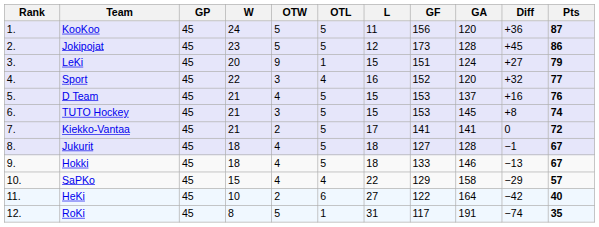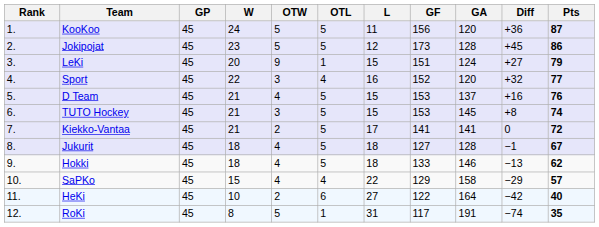(557, 163) 67 -> (557, 163) 62
